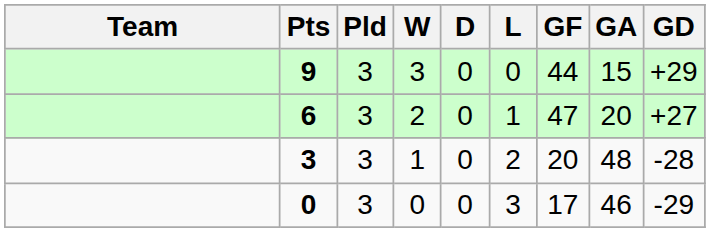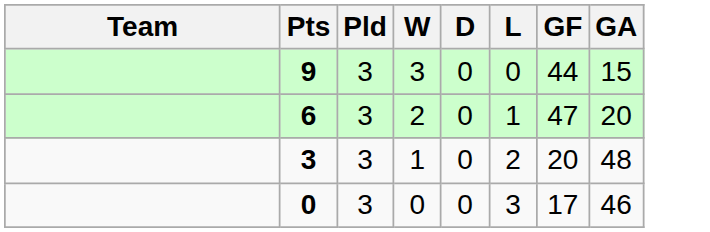- column: (674, 26)
